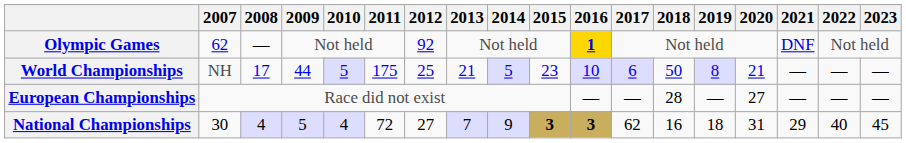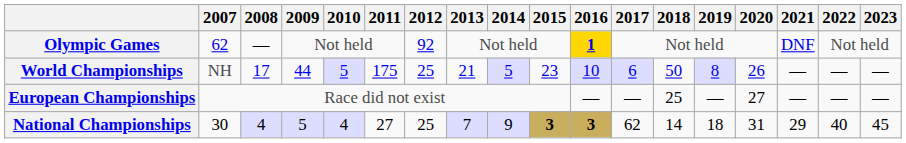(756, 71) 21 -> (756, 71) 26
(674, 97) 28 -> (674, 97) 25
(385, 124) 72 -> (385, 124) 27
(426, 124) 27 -> (426, 124) 25
(674, 124) 16 -> (674, 124) 14
